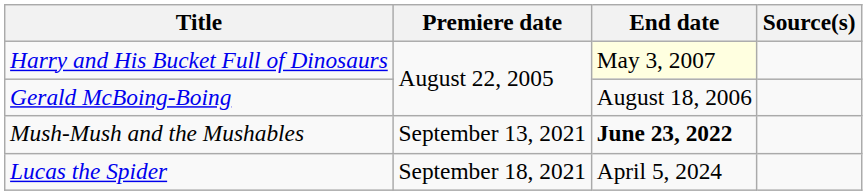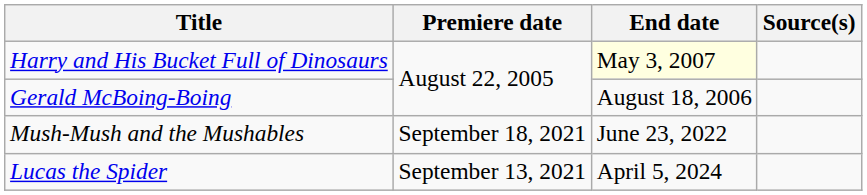(492, 134) September 13, 2021 -> (492, 134) September 18, 2021
(665, 134) bold -> (662, 134) normal
(492, 171) September 18, 2021 -> (492, 171) September 13, 2021
